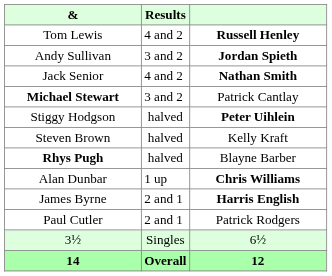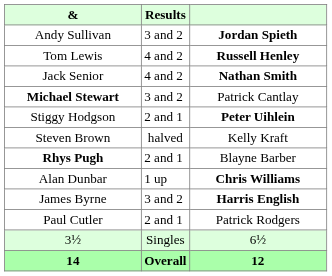rows swapped: (73, 35) <-> (73, 55)
(165, 117) halved -> (164, 117) 2 and 1
(165, 158) halved -> (164, 158) 2 and 1
(164, 199) 2 and 1 -> (164, 199) 3 and 2
